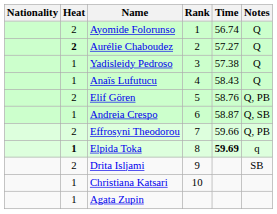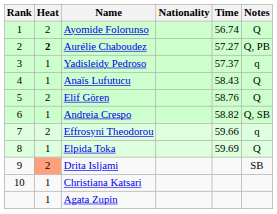columns swapped: (197, 13) <-> (32, 13)
(257, 47) Q -> (257, 47) Q, PB
(227, 64) 57.38 -> (227, 64) 57.37
(257, 64) Q -> (257, 64) q
(257, 98) Q, PB -> (257, 98) Q
(227, 115) 58.87 -> (227, 115) 58.82
(257, 132) Q, PB -> (257, 132) q
(74, 149) bold -> (48, 149) normal
(227, 149) bold -> (227, 149) normal
(257, 149) q -> (257, 149) Q
(74, 166) no background -> (48, 166) lightsalmon background
